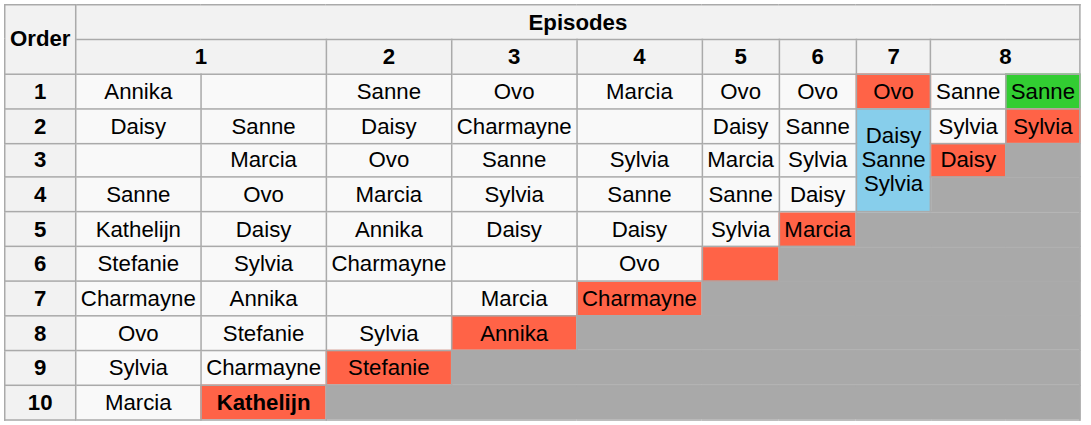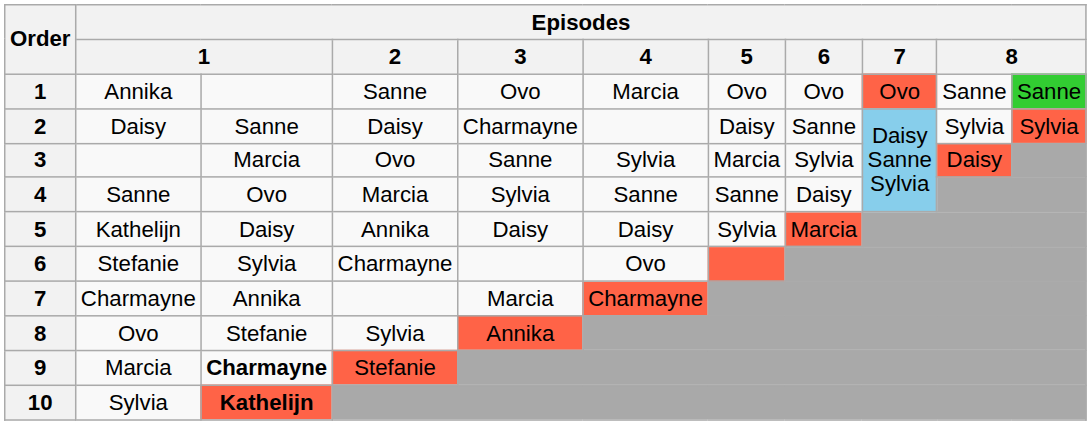(138, 367) Sylvia -> (138, 367) Marcia
(264, 367) normal -> (267, 367) bold
(138, 402) Marcia -> (138, 402) Sylvia
